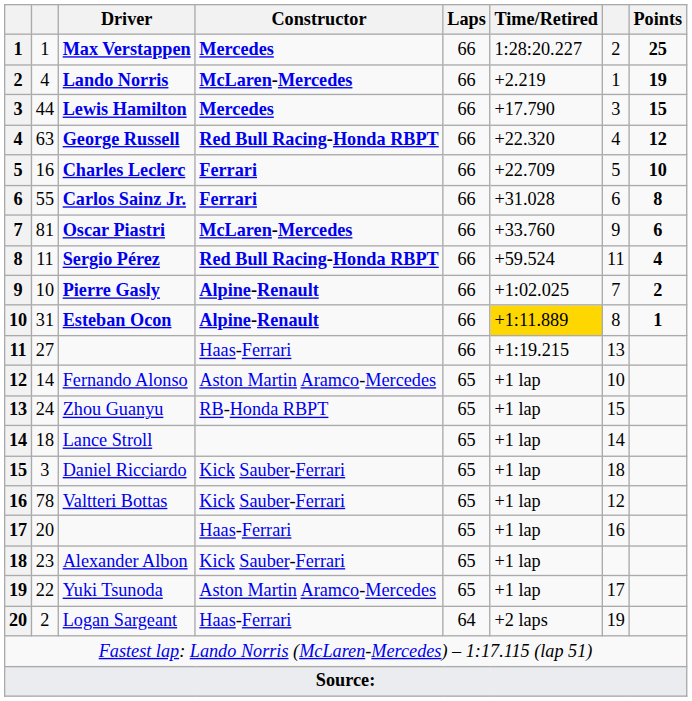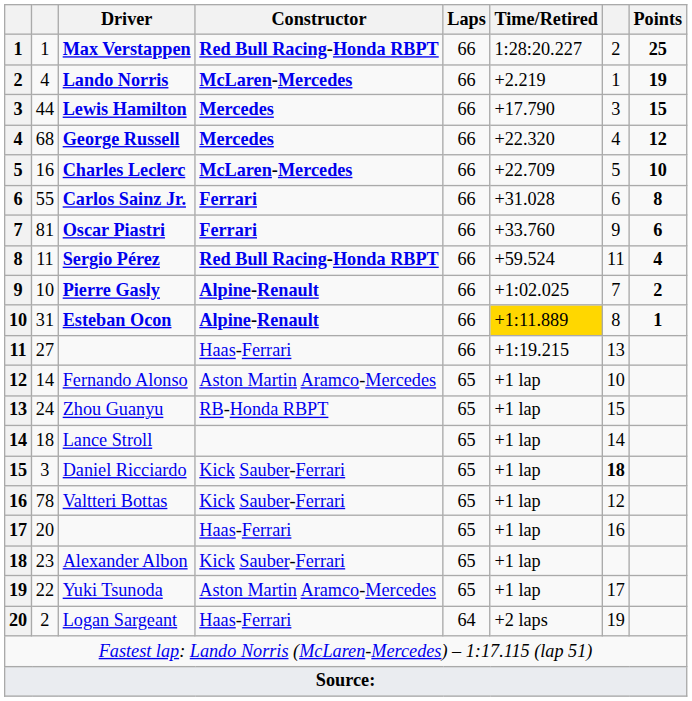(237, 49) Mercedes -> (319, 49) Red Bull Racing-Honda RBPT
(45, 139) 63 -> (45, 139) 68
(319, 139) Red Bull Racing-Honda RBPT -> (237, 139) Mercedes
(228, 169) Ferrari -> (276, 169) McLaren-Mercedes
(276, 229) McLaren-Mercedes -> (228, 229) Ferrari
(616, 470) normal -> (616, 470) bold
